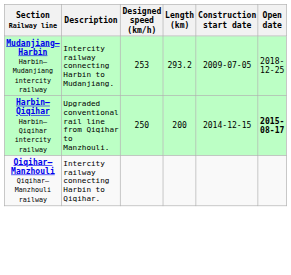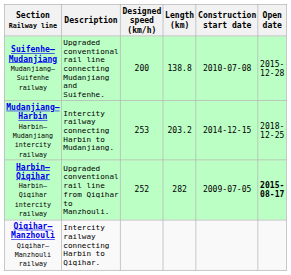+ row: (33, 68)
(180, 66) 293.2 -> (180, 130) 203.2
(227, 66) 2009-07-05 -> (227, 130) 2014-12-15
(142, 126) 250 -> (142, 190) 252
(180, 126) 200 -> (180, 190) 282
(227, 126) 2014-12-15 -> (227, 190) 2009-07-05
